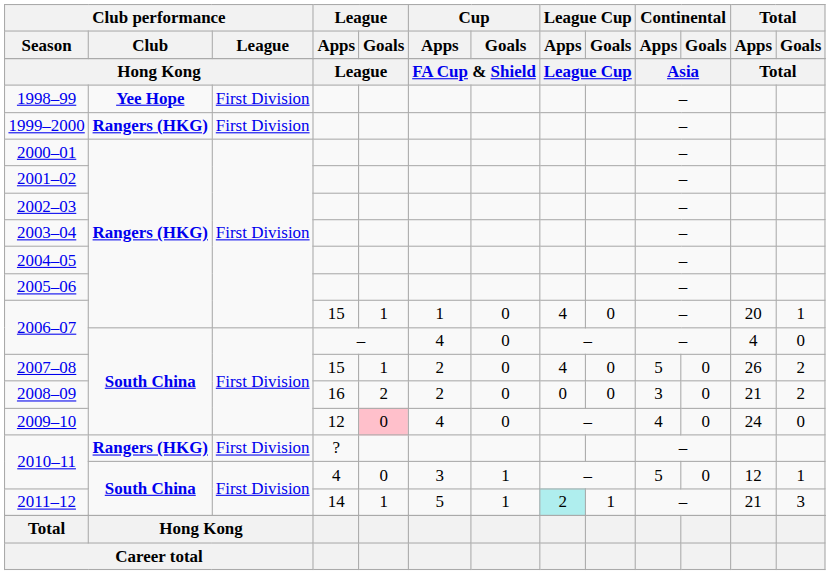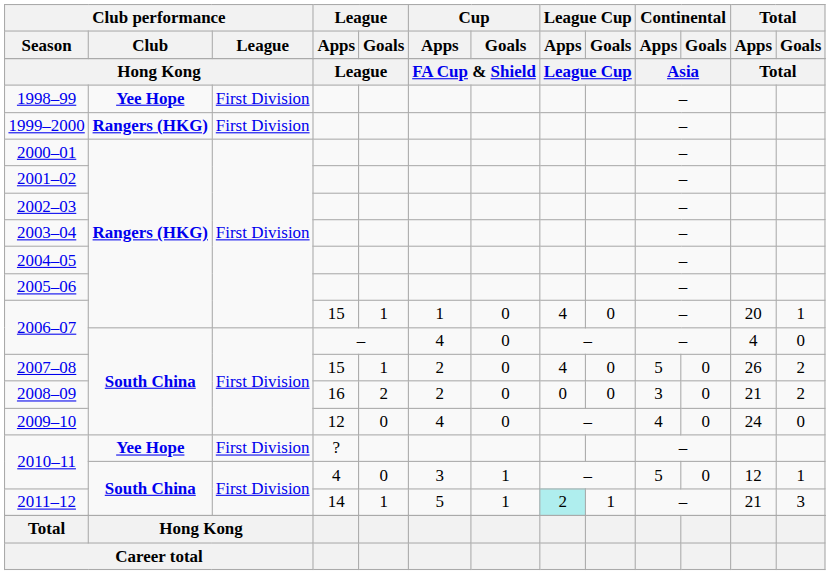(384, 421) pink background -> (384, 421) no background
(150, 448) Rangers (HKG) -> (150, 448) Yee Hope
